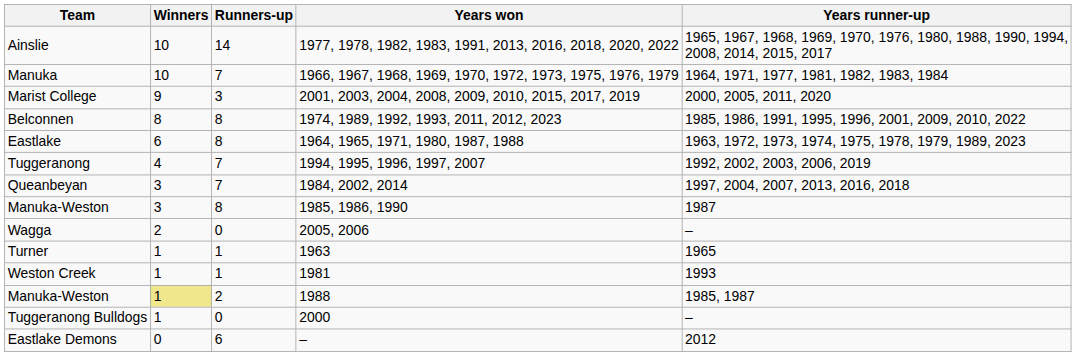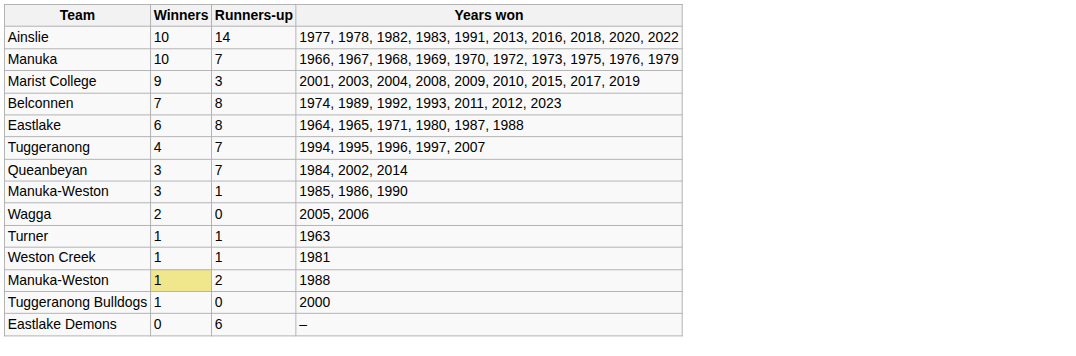- column: (877, 15)
(158, 119) 8 -> (158, 103) 7
(219, 207) 8 -> (219, 192) 1
